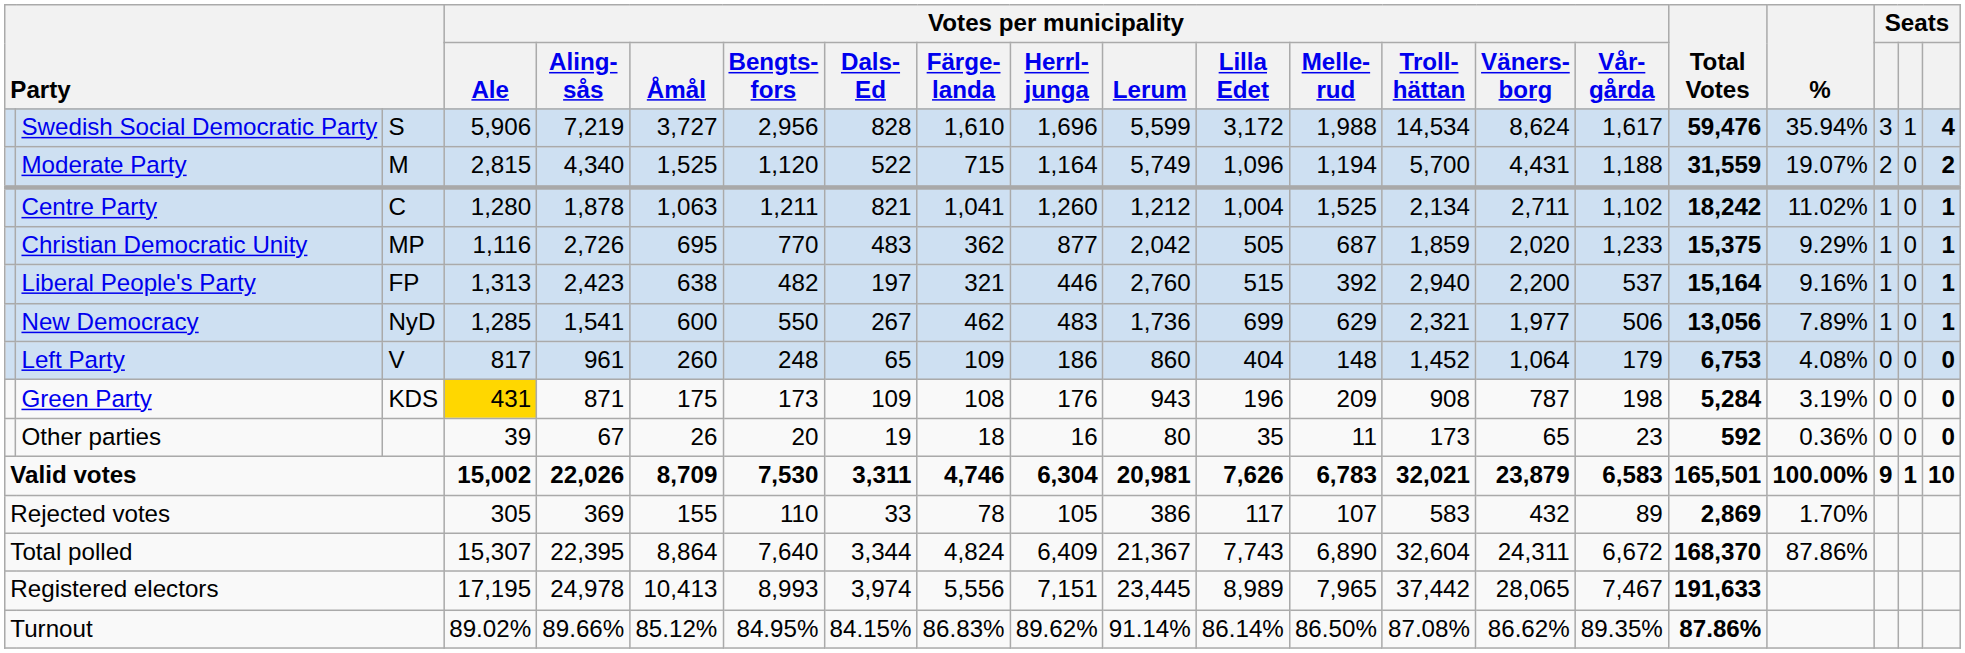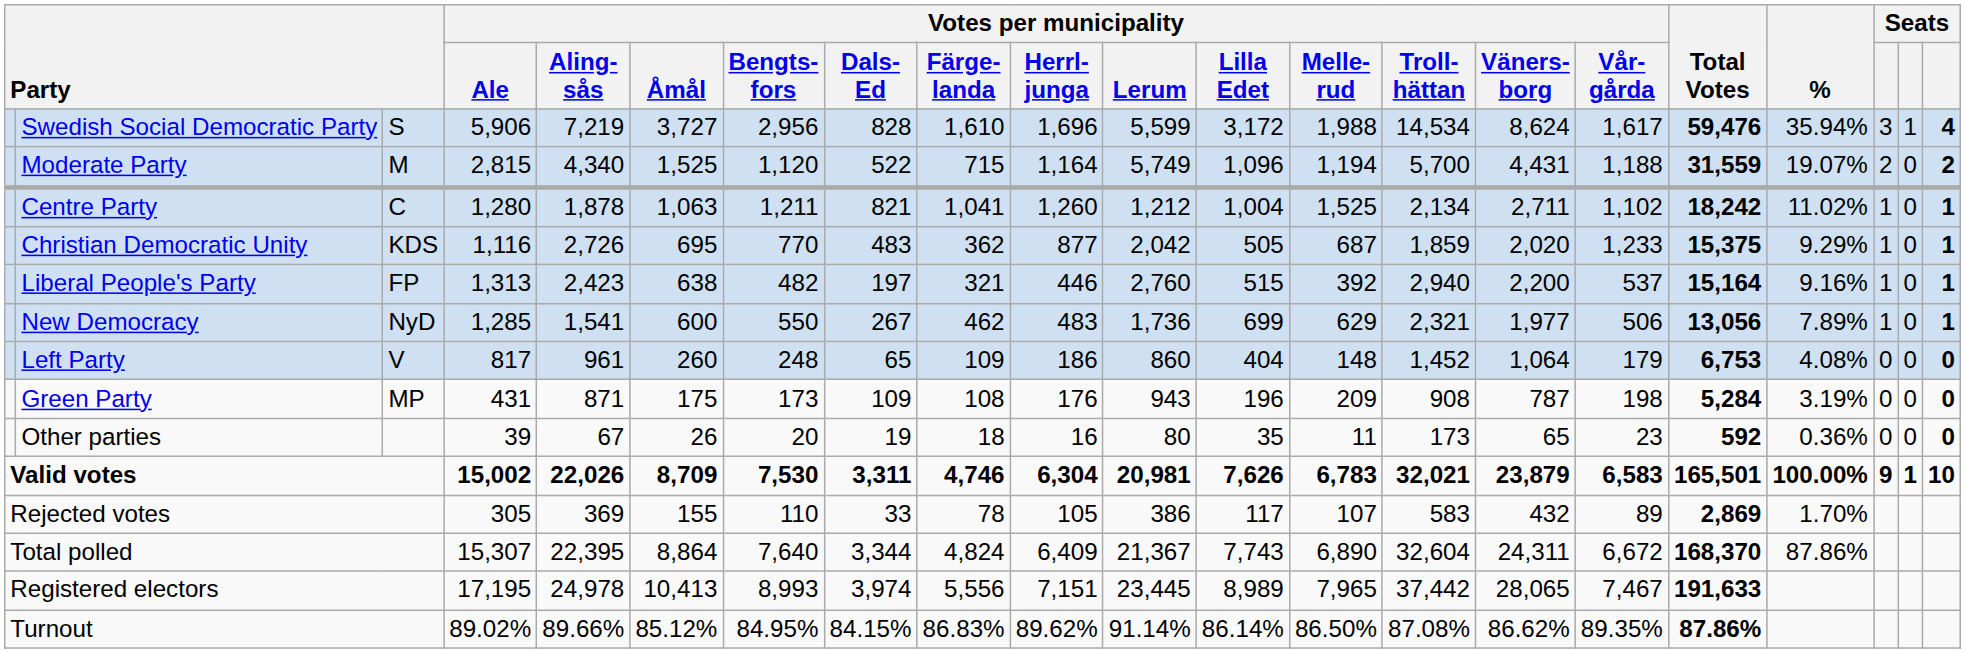(407, 245) MP -> (413, 245) KDS
(413, 398) KDS -> (407, 398) MP
(511, 398) gold background -> (511, 398) no background
